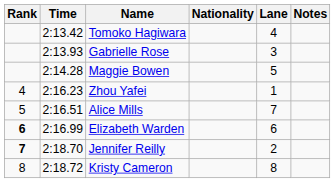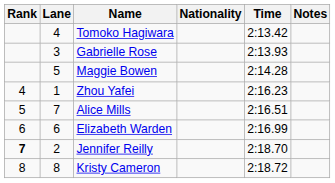columns swapped: (274, 14) <-> (63, 14)
(22, 129) bold -> (22, 129) normal
